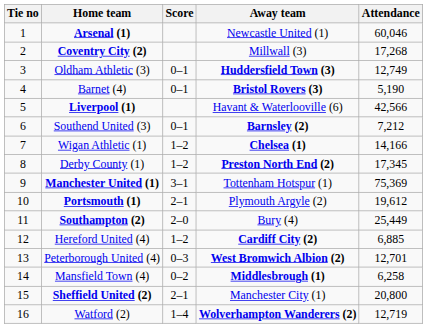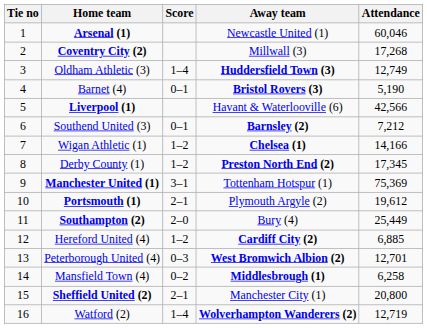(179, 70) 0–1 -> (179, 70) 1–4
